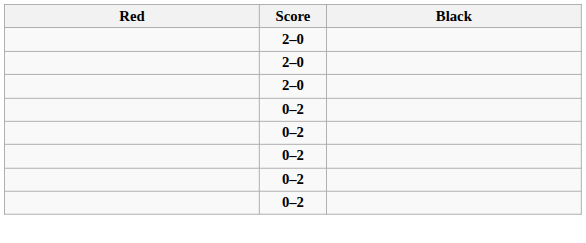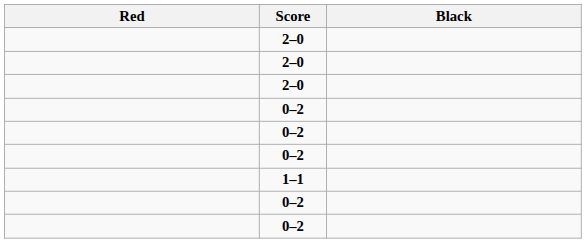+ row: (132, 180)
